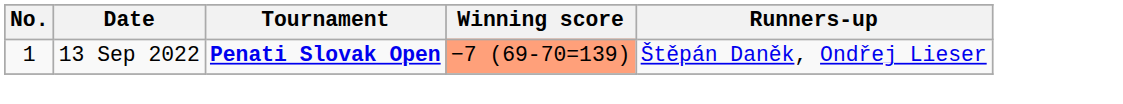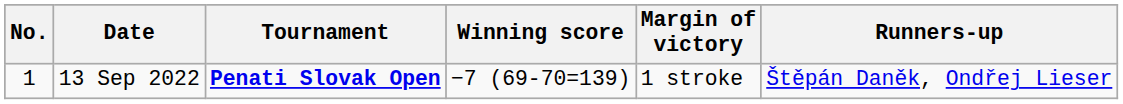+ column: (698, 35)
(541, 57) lightsalmon background -> (541, 81) no background
